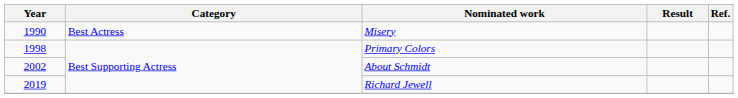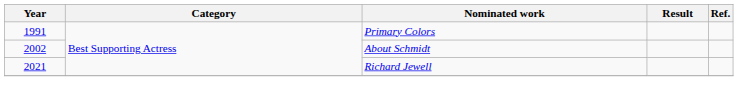- row: (380, 31)
(35, 48) 1998 -> (35, 31) 1991
(35, 84) 2019 -> (35, 66) 2021
